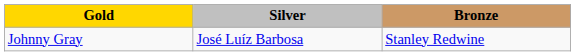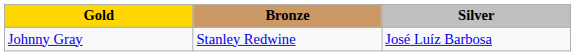columns swapped: (288, 16) <-> (476, 16)
